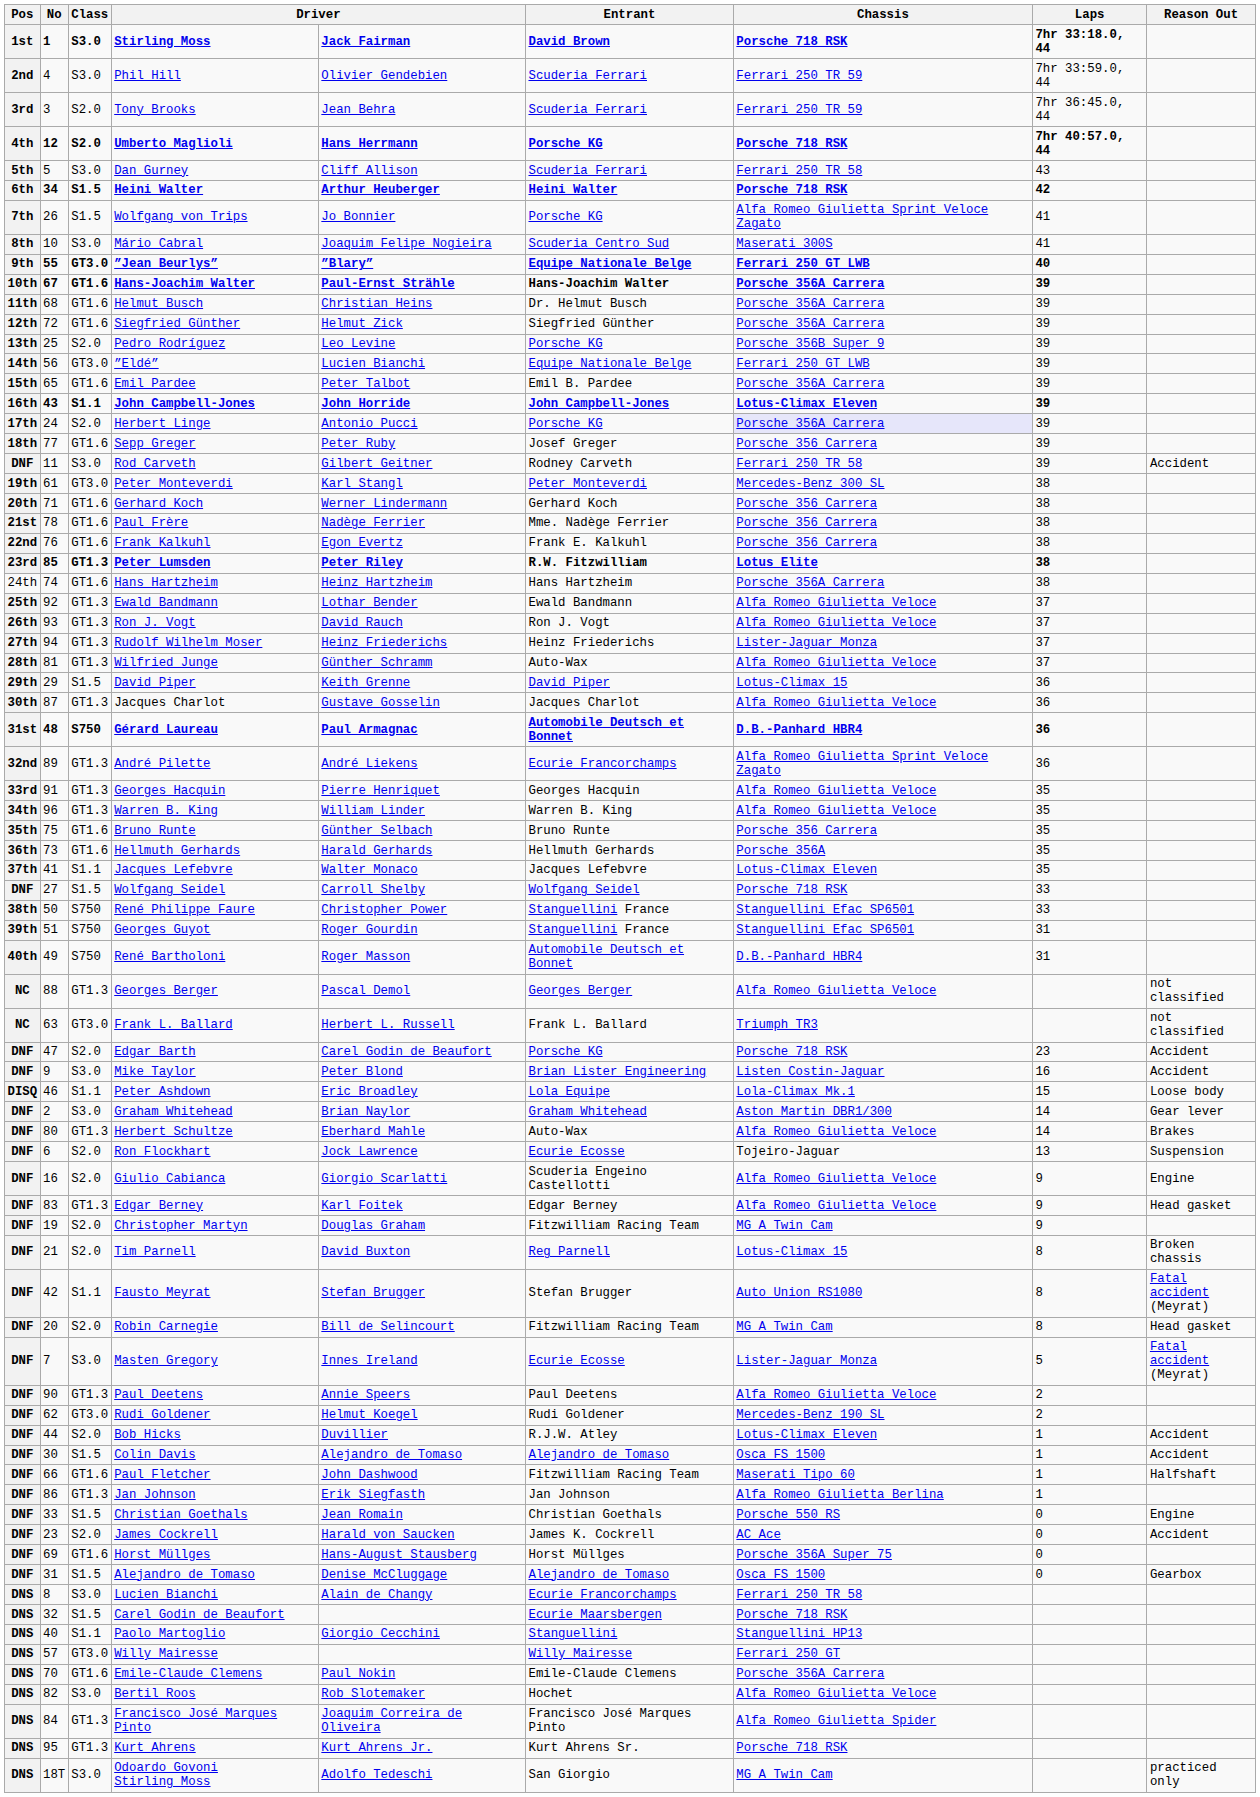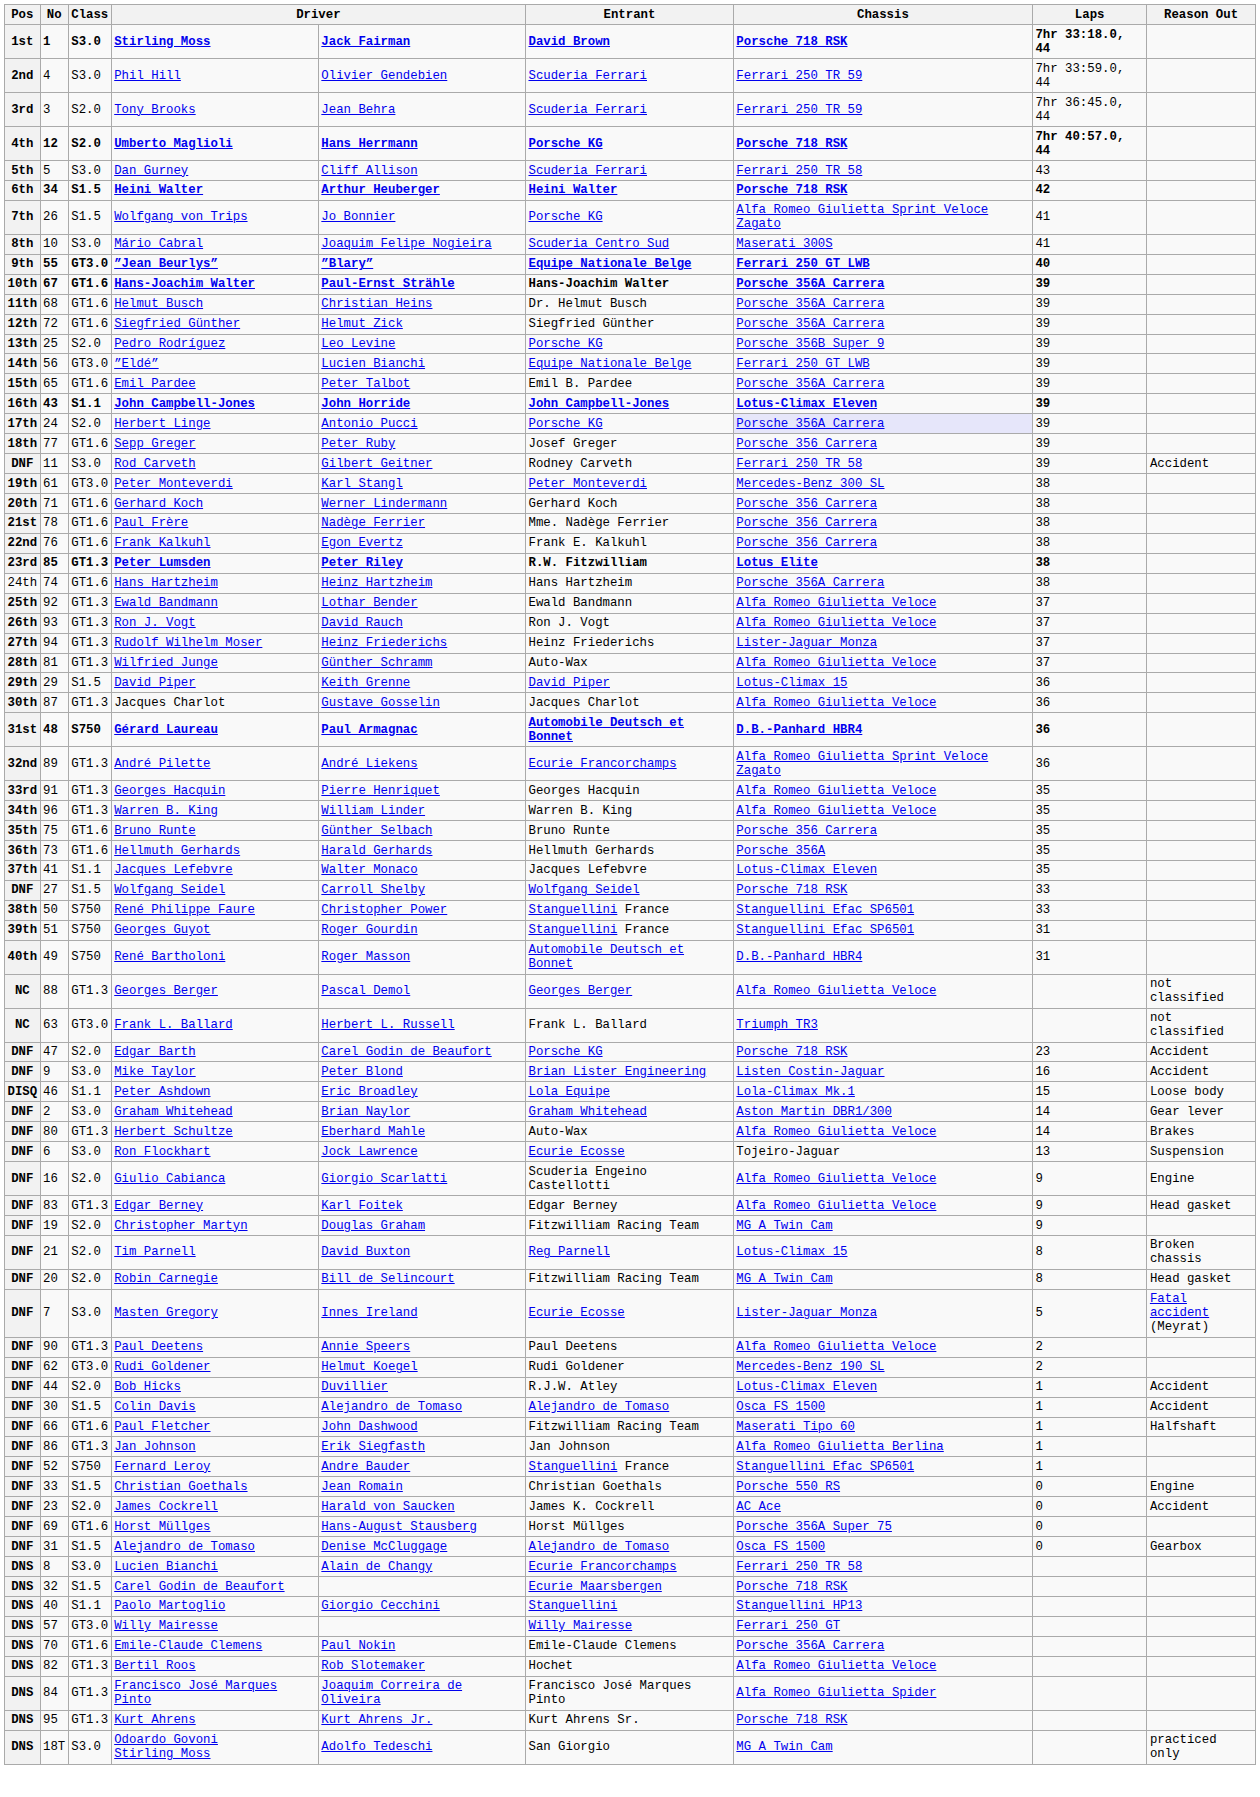(86, 1152) S2.0 -> (86, 1152) S3.0
- row: (162, 1293)
+ row: (162, 1467)
(86, 1694) S3.0 -> (90, 1666) GT1.3
